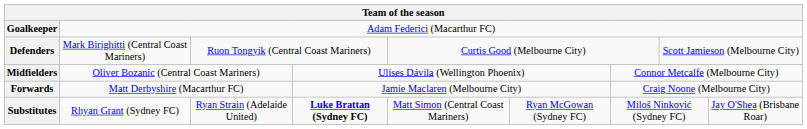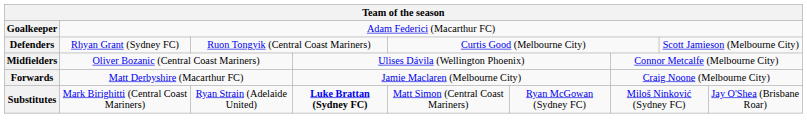(125, 50) Mark Birighitti (Central Coast Mariners) -> (125, 45) Rhyan Grant (Sydney FC)
(125, 111) Rhyan Grant (Sydney FC) -> (125, 99) Mark Birighitti (Central Coast Mariners)
